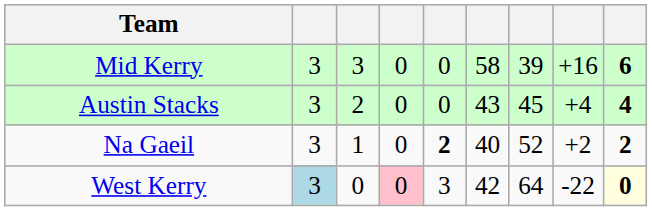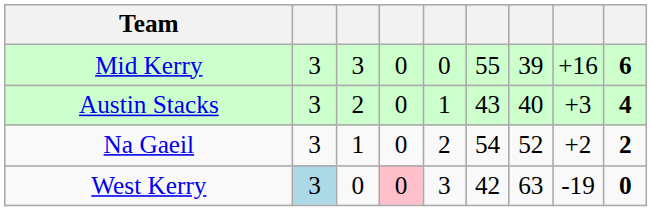(488, 64) 58 -> (488, 64) 55
(444, 104) 0 -> (444, 104) 1
(531, 104) 45 -> (531, 104) 40
(578, 104) +4 -> (578, 104) +3
(444, 144) bold -> (444, 144) normal
(488, 144) 40 -> (488, 144) 54
(531, 184) 64 -> (531, 184) 63
(578, 184) -22 -> (578, 184) -19
(625, 184) lightyellow background -> (625, 184) no background
